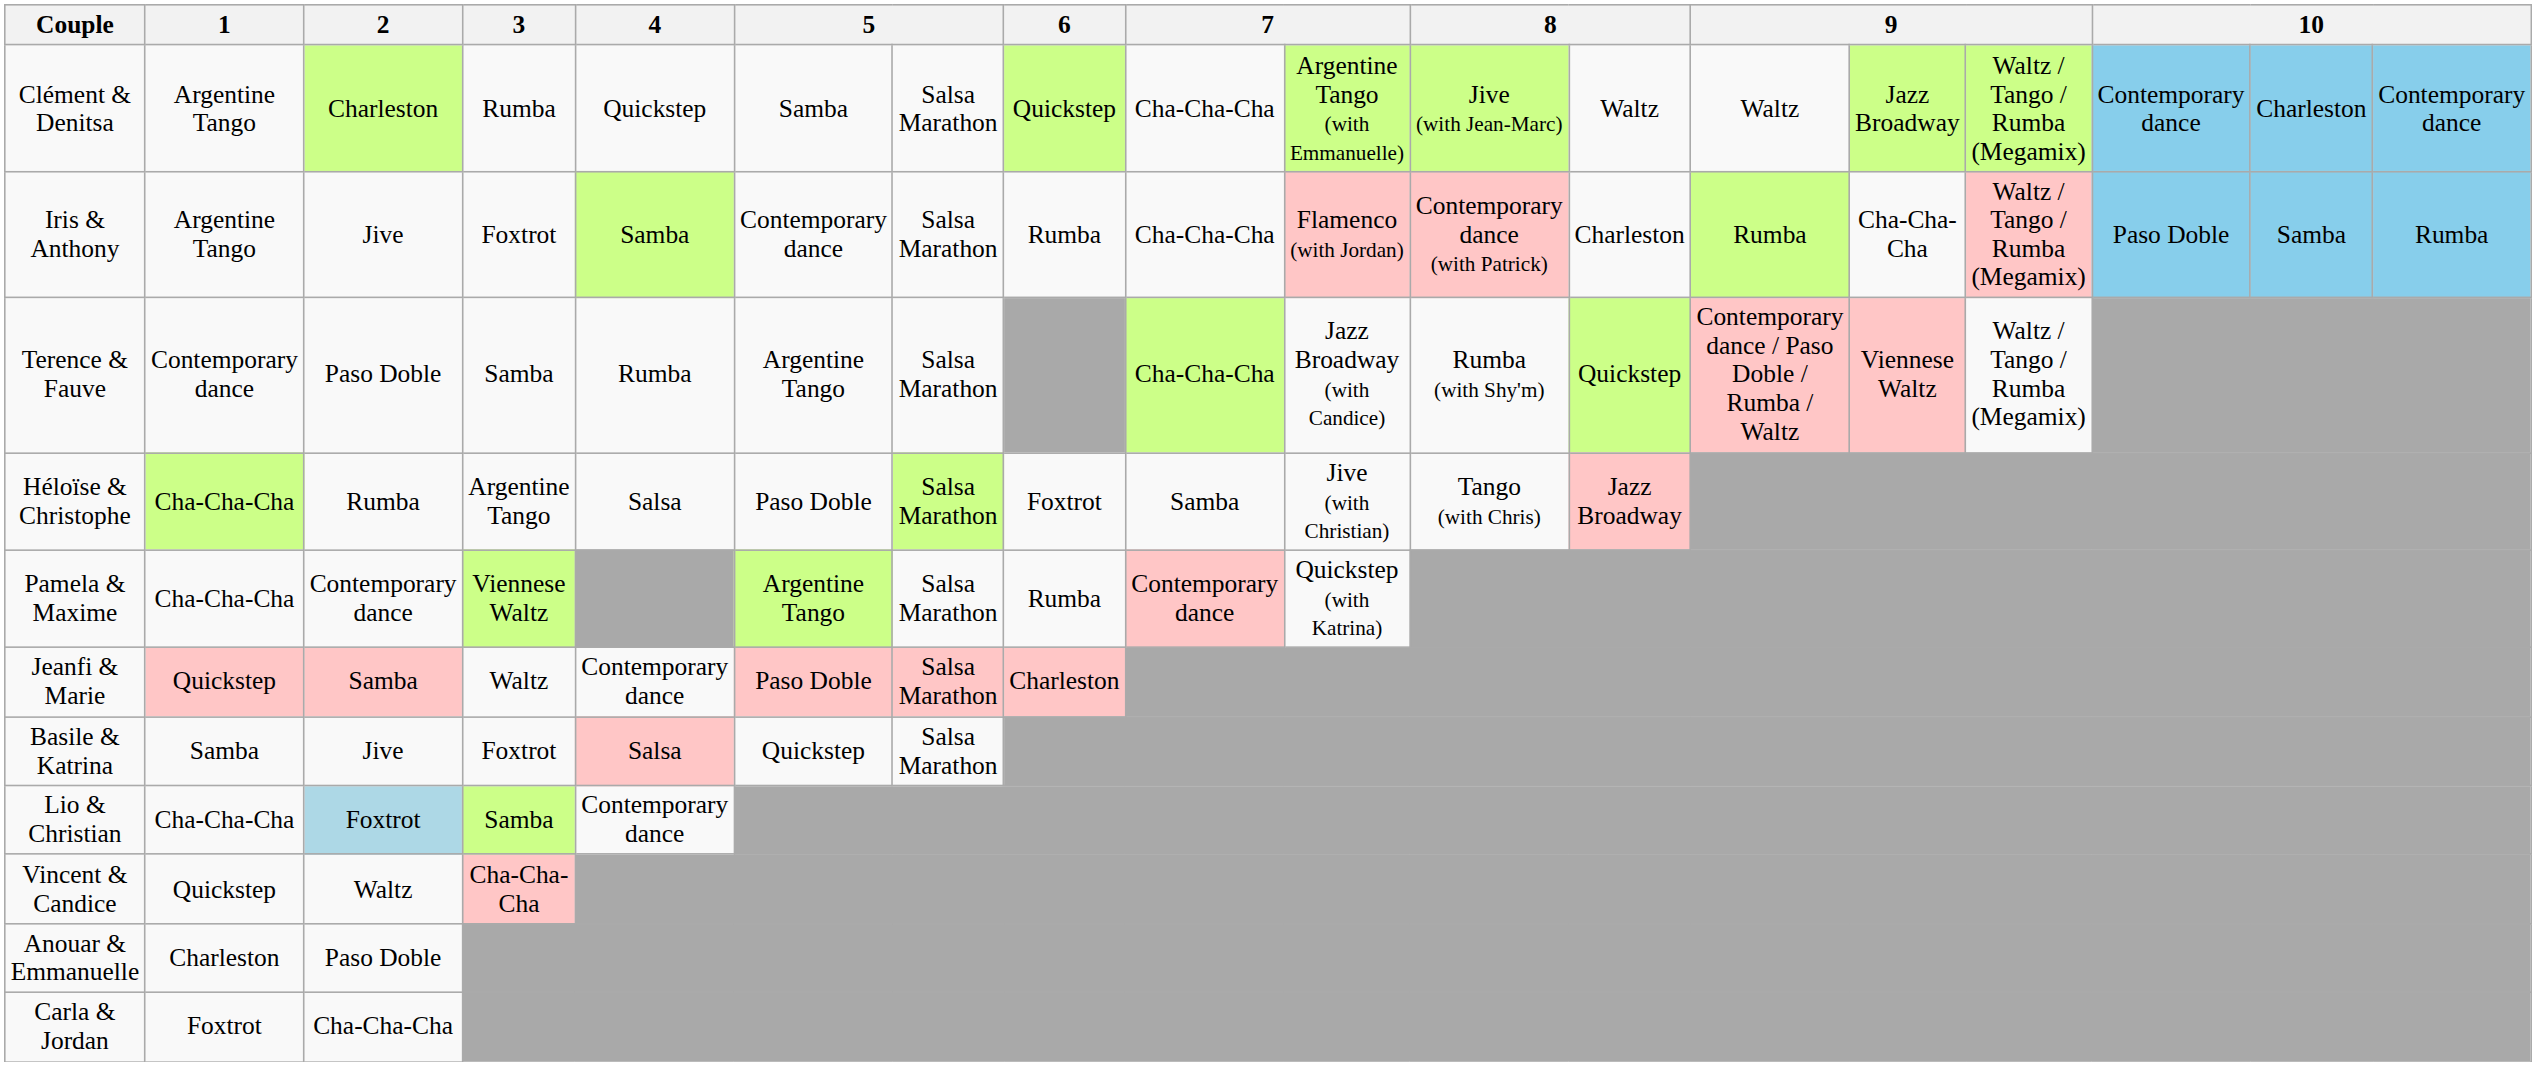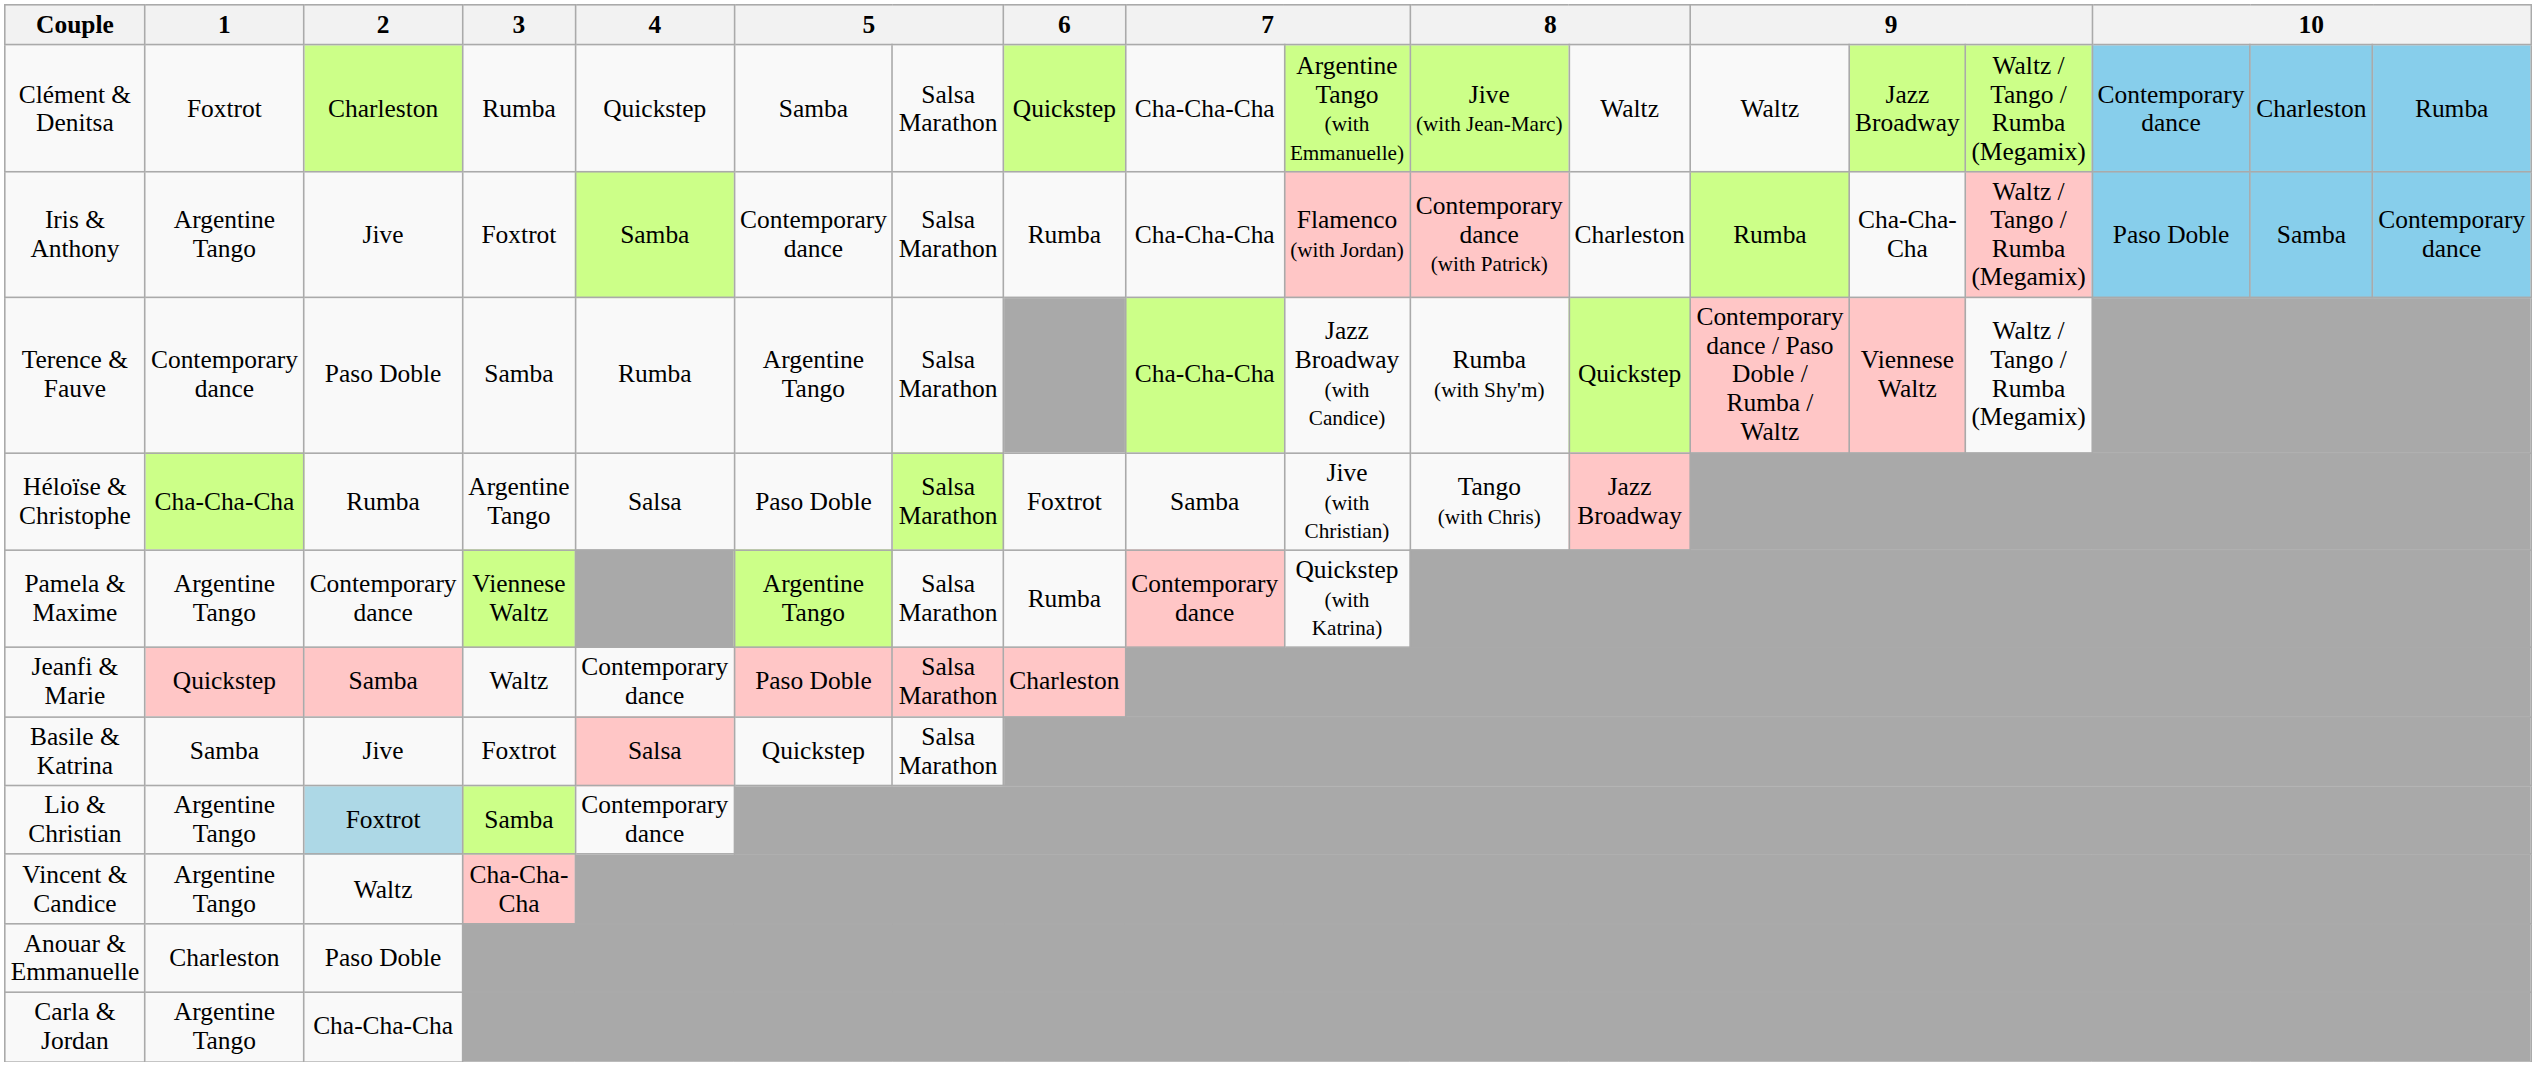(224, 107) Argentine Tango -> (224, 107) Foxtrot
(2452, 107) Contemporary dance -> (2452, 107) Rumba
(2452, 234) Rumba -> (2452, 234) Contemporary dance
(224, 598) Cha-Cha-Cha -> (224, 598) Argentine Tango
(224, 819) Cha-Cha-Cha -> (224, 819) Argentine Tango
(224, 888) Quickstep -> (224, 888) Argentine Tango
(224, 1026) Foxtrot -> (224, 1026) Argentine Tango
